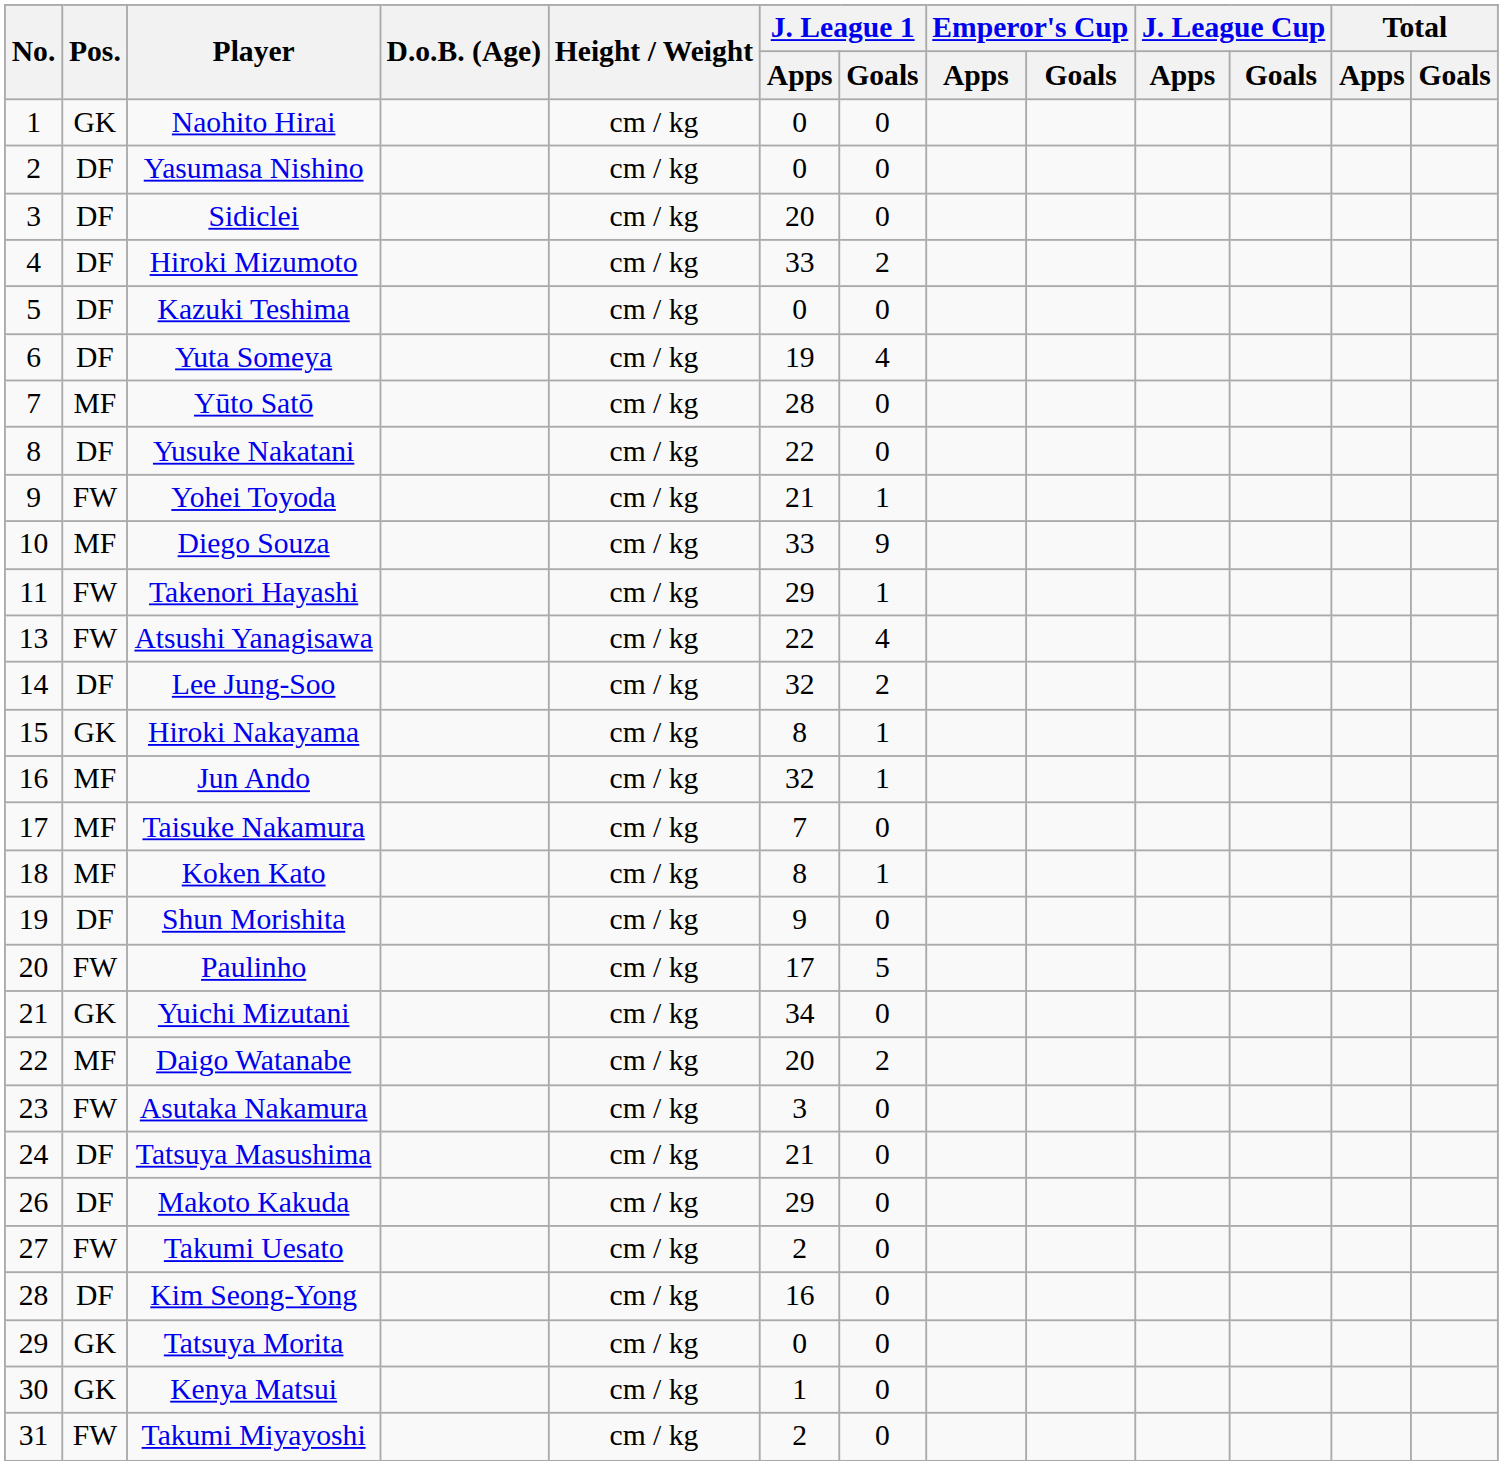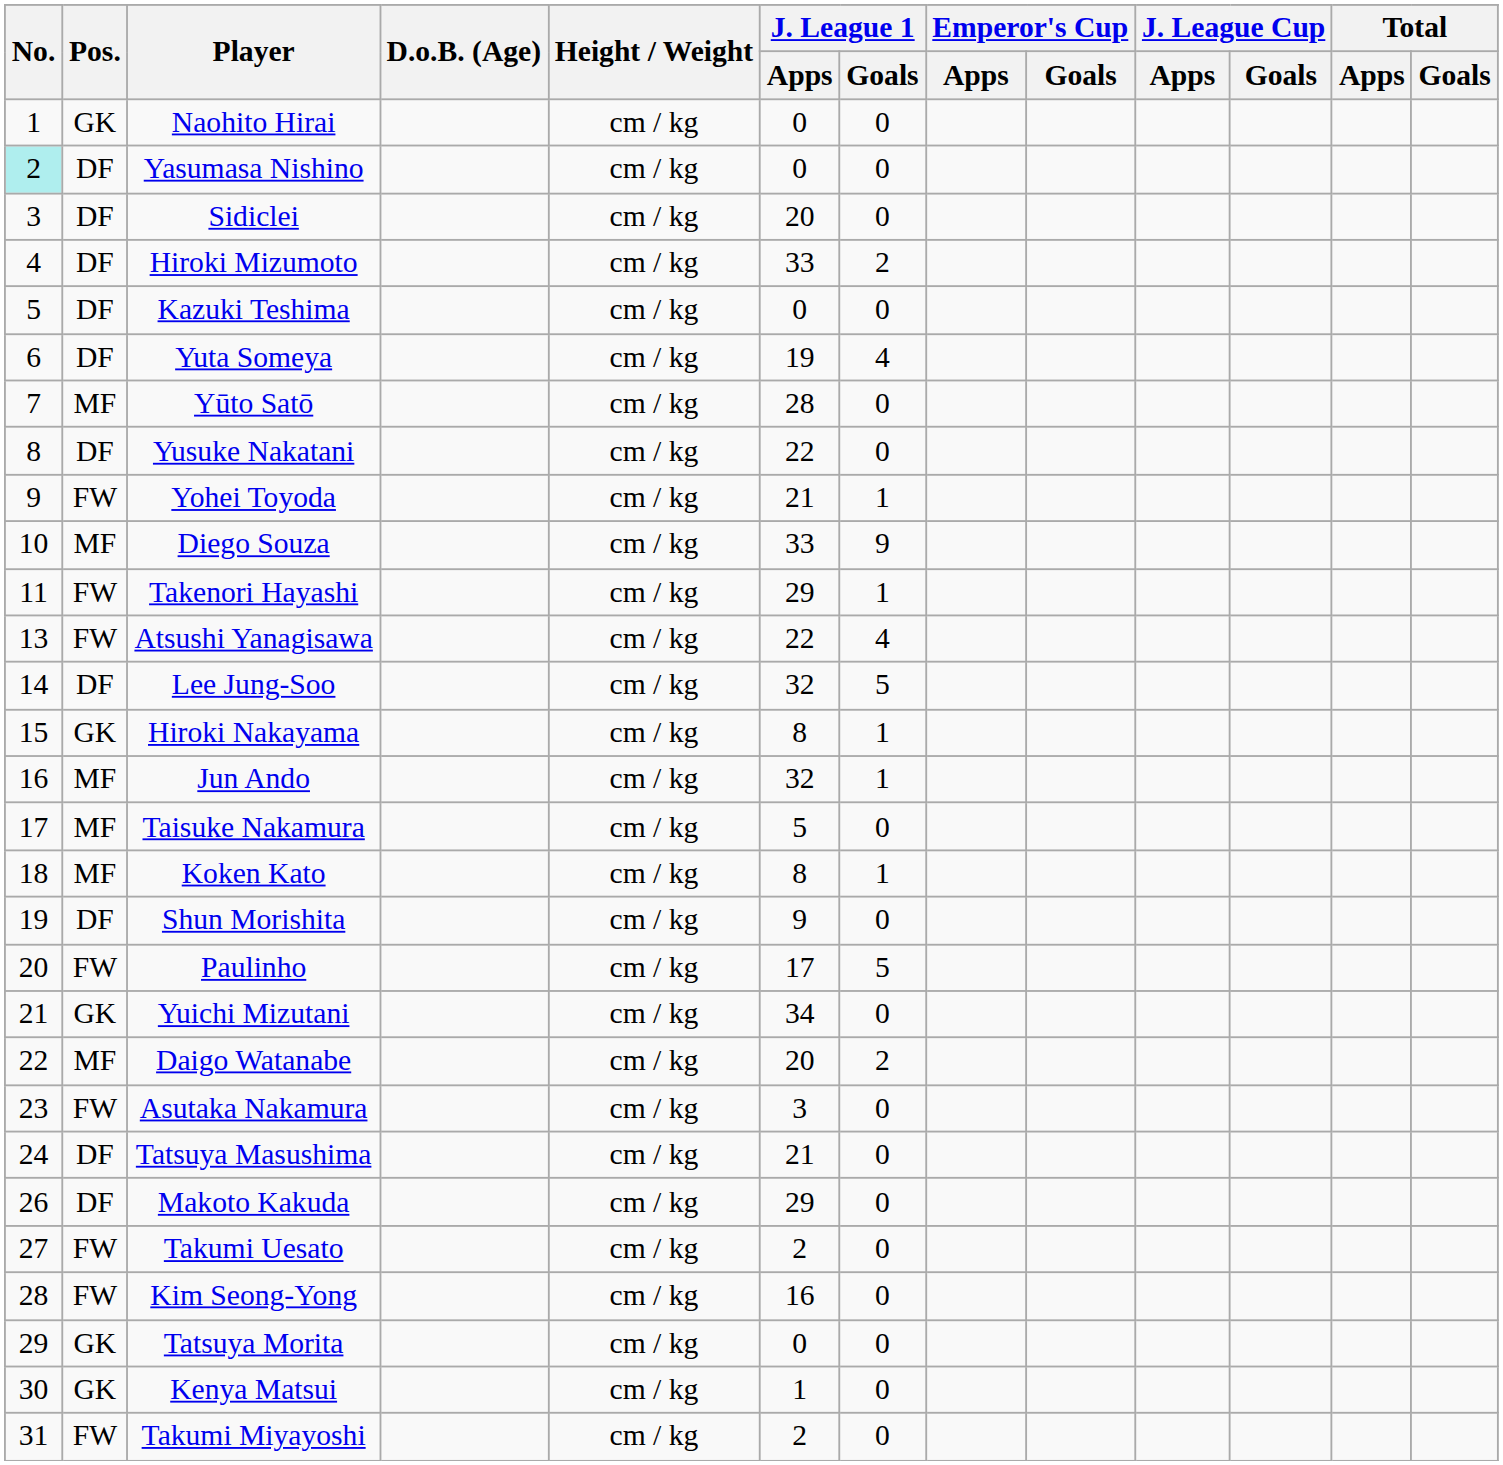(34, 168) no background -> (34, 168) paleturquoise background
(882, 685) 2 -> (882, 685) 5
(800, 826) 7 -> (800, 826) 5
(95, 1295) DF -> (95, 1295) FW
